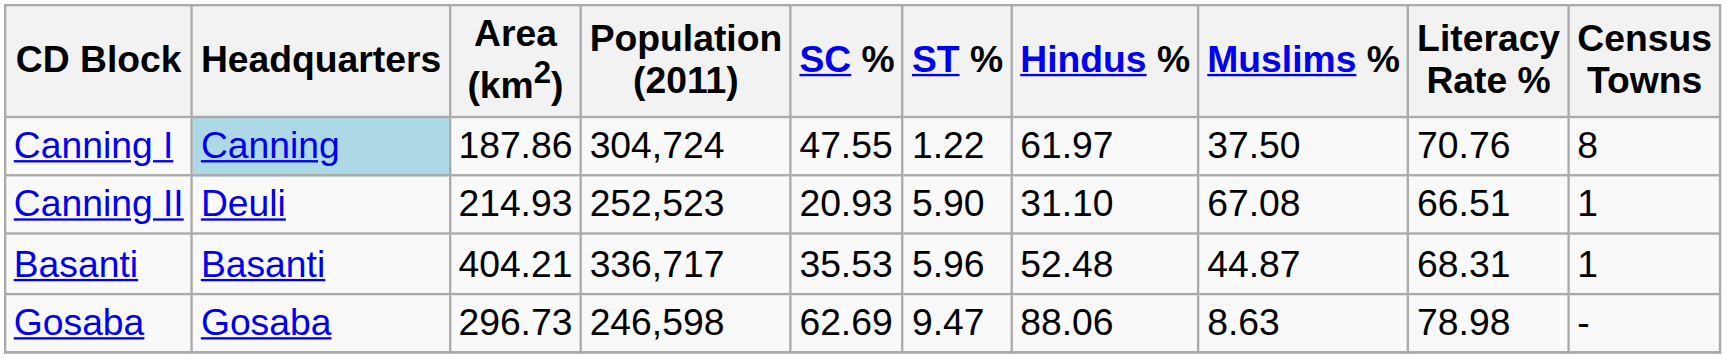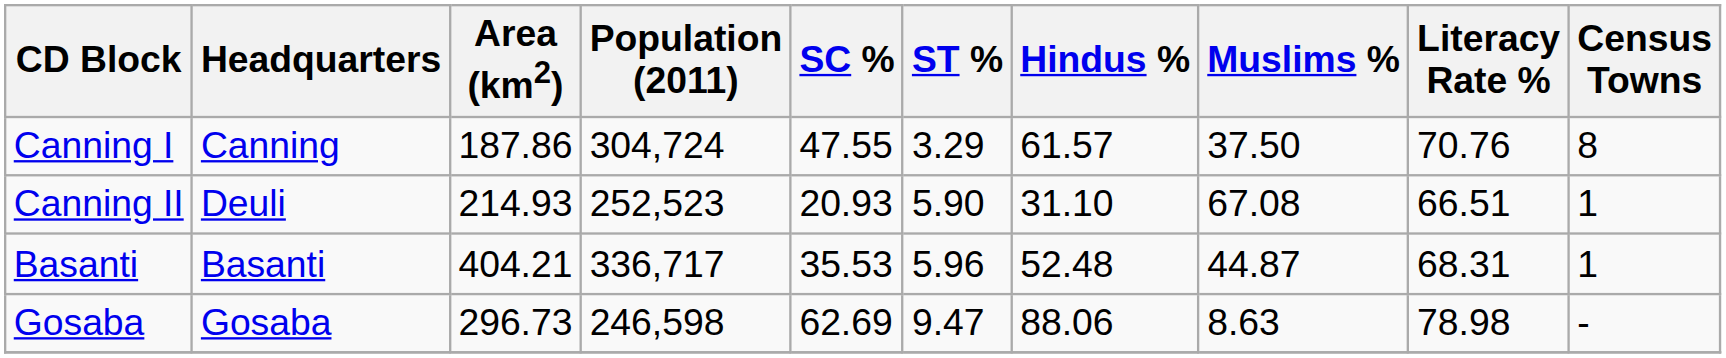(270, 145) lightblue background -> (270, 145) no background
(948, 145) 1.22 -> (948, 145) 3.29
(1067, 145) 61.97 -> (1067, 145) 61.57
